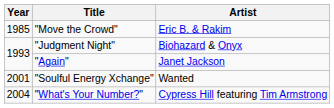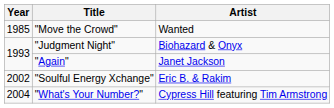(195, 29) Eric B. & Rakim -> (176, 29) Wanted
(18, 78) 2001 -> (18, 78) 2002
(176, 78) Wanted -> (195, 78) Eric B. & Rakim
